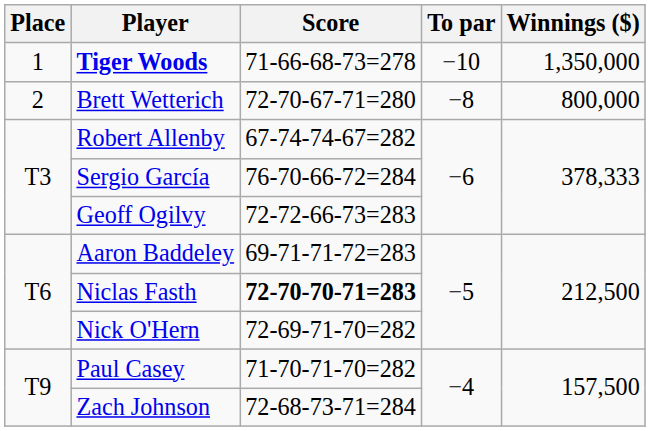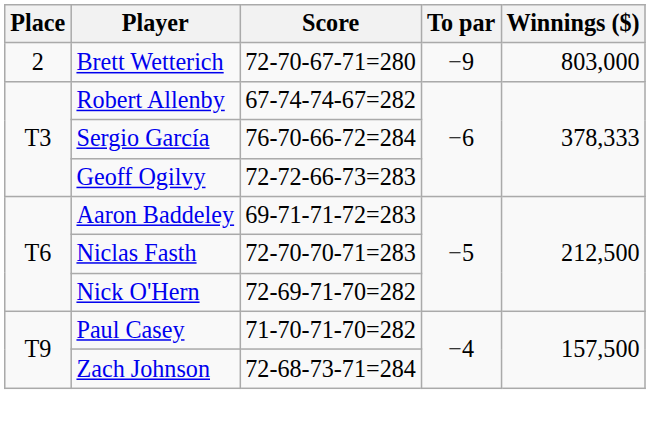- row: (142, 61)
(461, 100) −8 -> (461, 61) −9
(600, 100) 800,000 -> (600, 61) 803,000
(331, 291) bold -> (331, 253) normal
